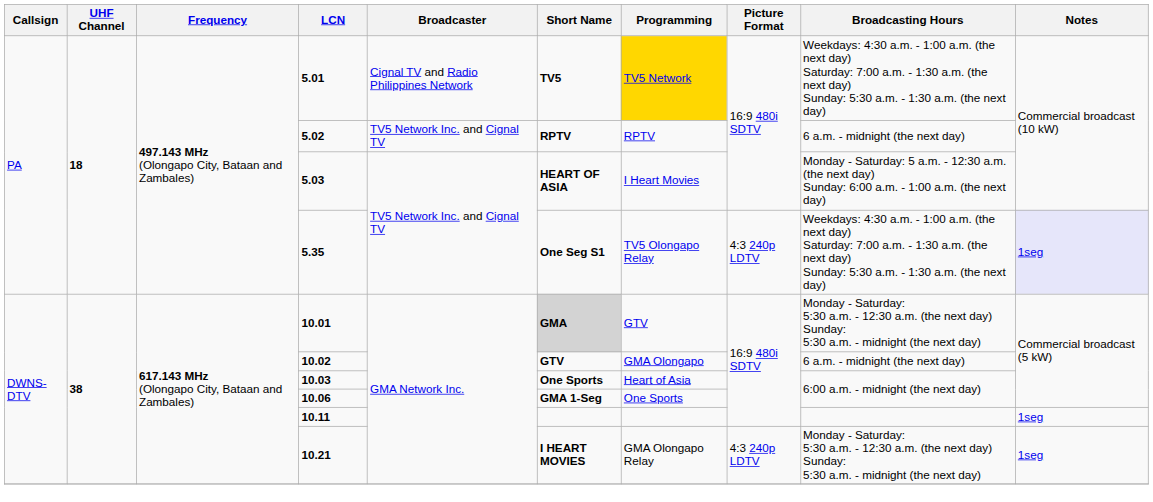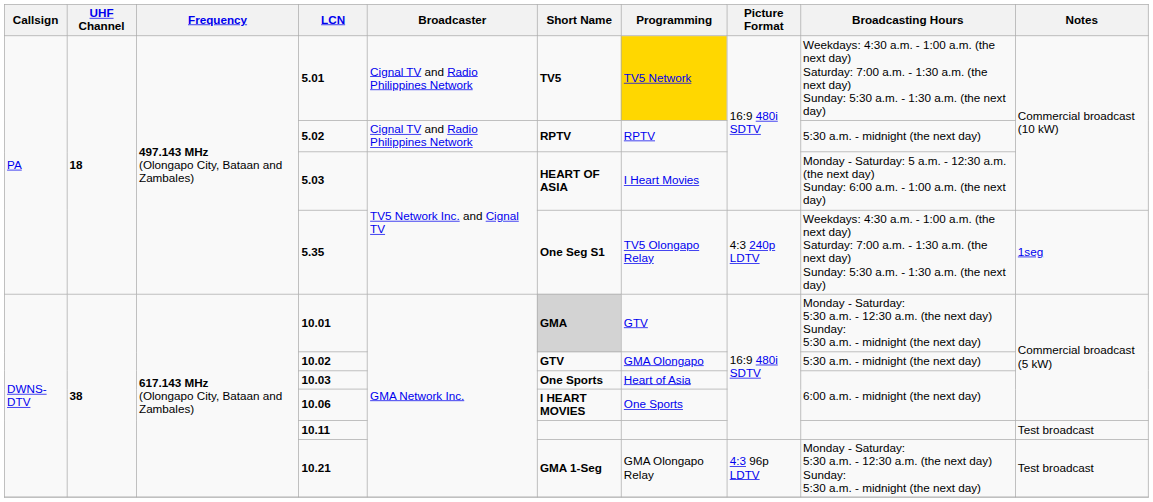(444, 136) TV5 Network Inc. and Cignal TV -> (424, 136) Cignal TV and Radio Philippines Network
(884, 136) 6 a.m. - midnight (the next day) -> (892, 136) 5:30 a.m. - midnight (the next day)
(1031, 252) lavender background -> (1031, 252) no background
(884, 361) 6 a.m. - midnight (the next day) -> (892, 361) 5:30 a.m. - midnight (the next day)
(571, 398) GMA 1-Seg -> (563, 405) I HEART MOVIES
(1031, 416) 1seg -> (1056, 430) Test broadcast
(563, 455) I HEART MOVIES -> (571, 468) GMA 1-Seg
(752, 455) 4:3 240p LDTV -> (749, 468) 4:3 96p LDTV
(1031, 455) 1seg -> (1056, 468) Test broadcast
